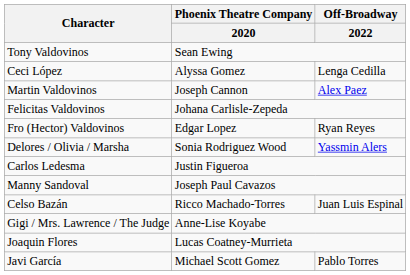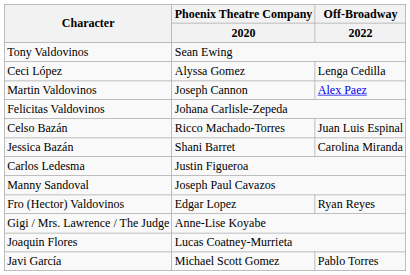rows swapped: (66, 128) <-> (37, 204)
+ row: (40, 147)
- row: (68, 147)
